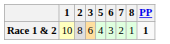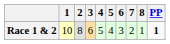+ column: (101, 12)
